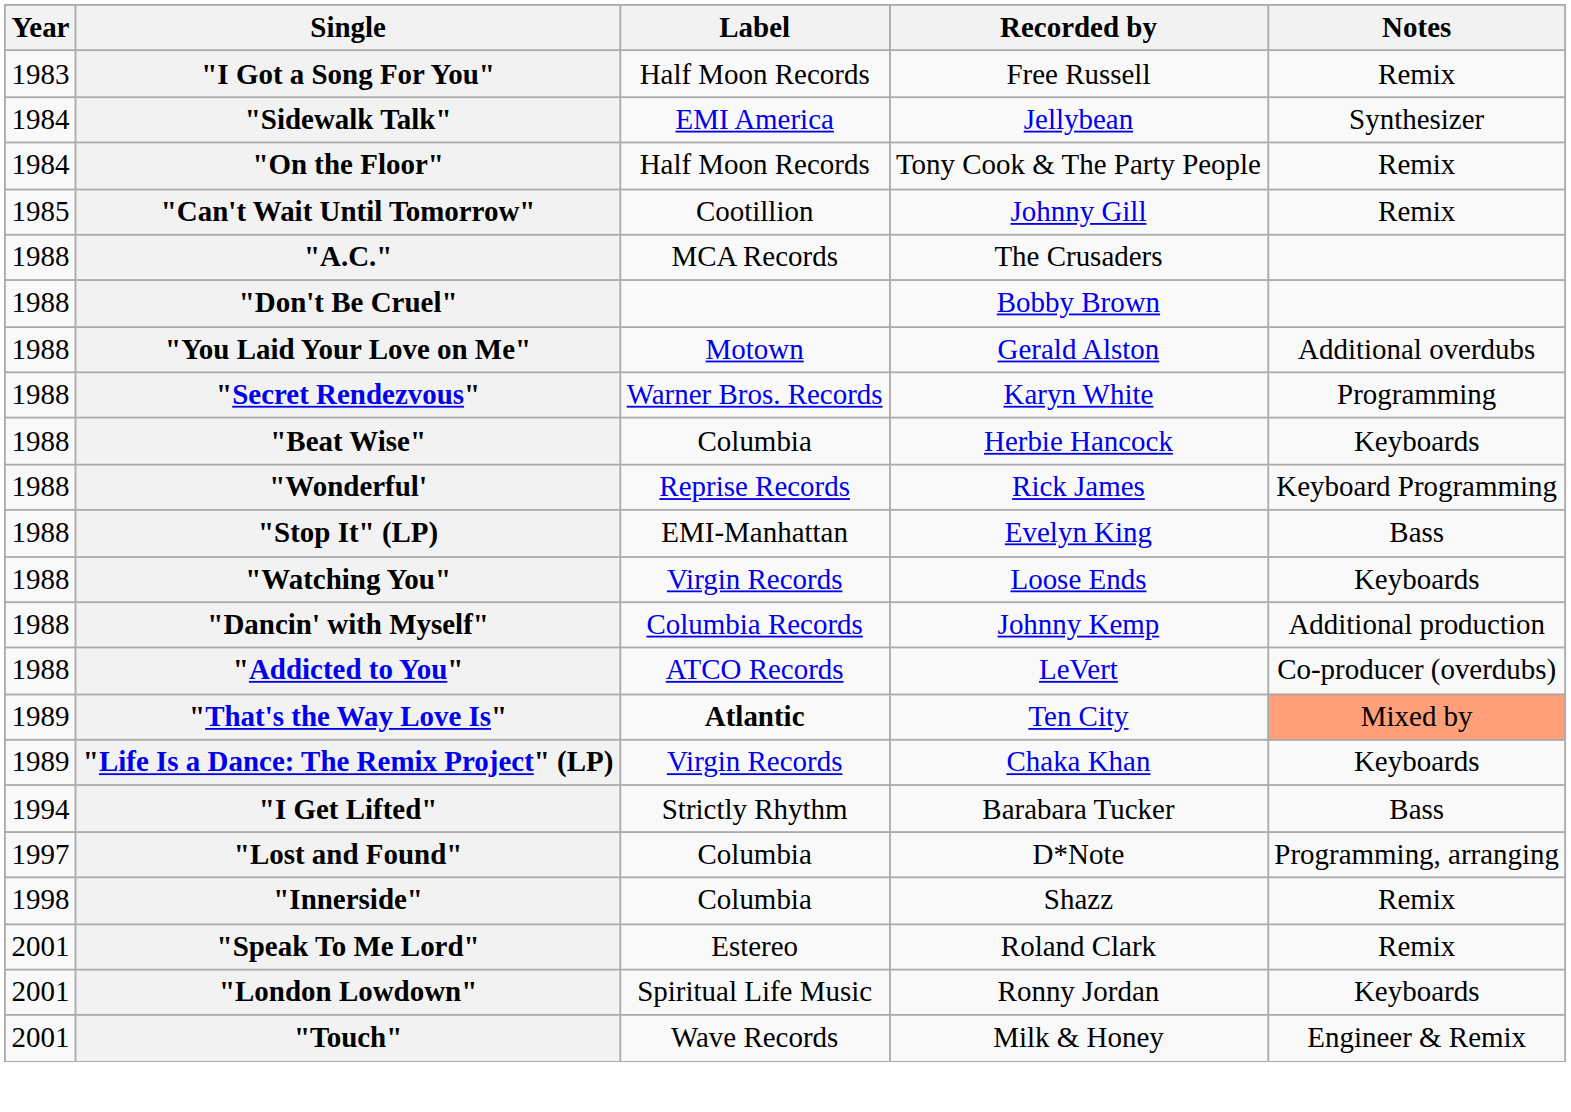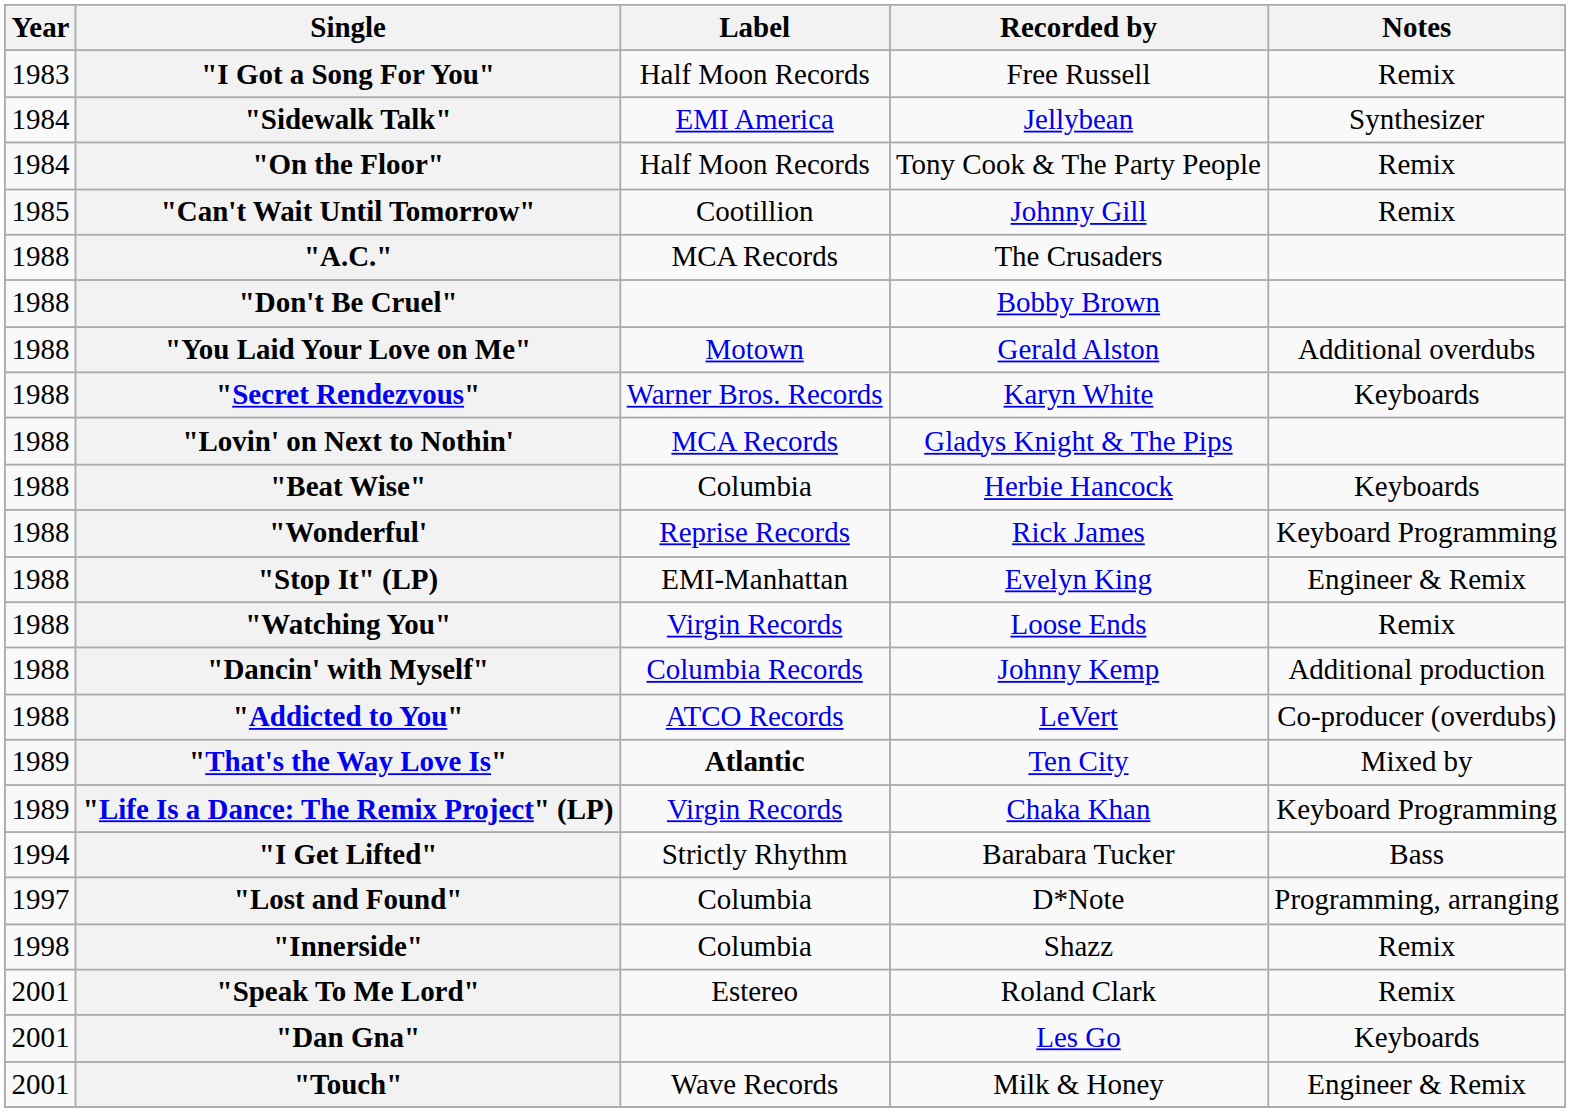(1417, 394) Programming -> (1417, 394) Keyboards
+ row: (348, 440)
(1417, 532) Bass -> (1417, 578) Engineer & Remix
(1417, 578) Keyboards -> (1417, 624) Remix
(1417, 716) lightsalmon background -> (1417, 762) no background
(1417, 762) Keyboards -> (1417, 808) Keyboard Programming
- row: (348, 991)
+ row: (348, 1037)
